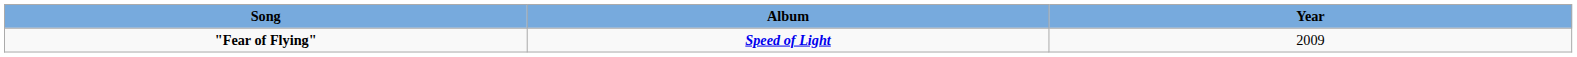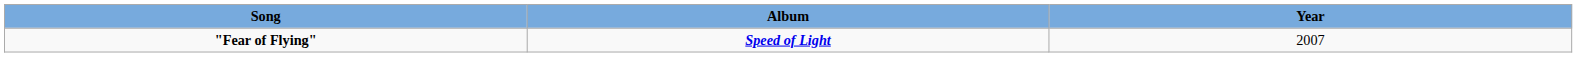(1310, 39) 2009 -> (1310, 39) 2007
